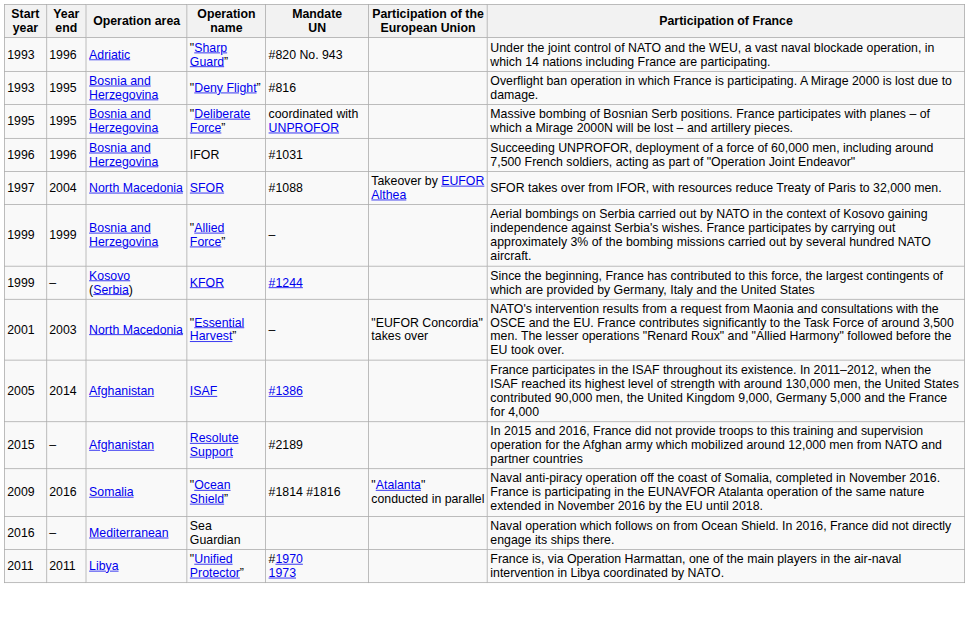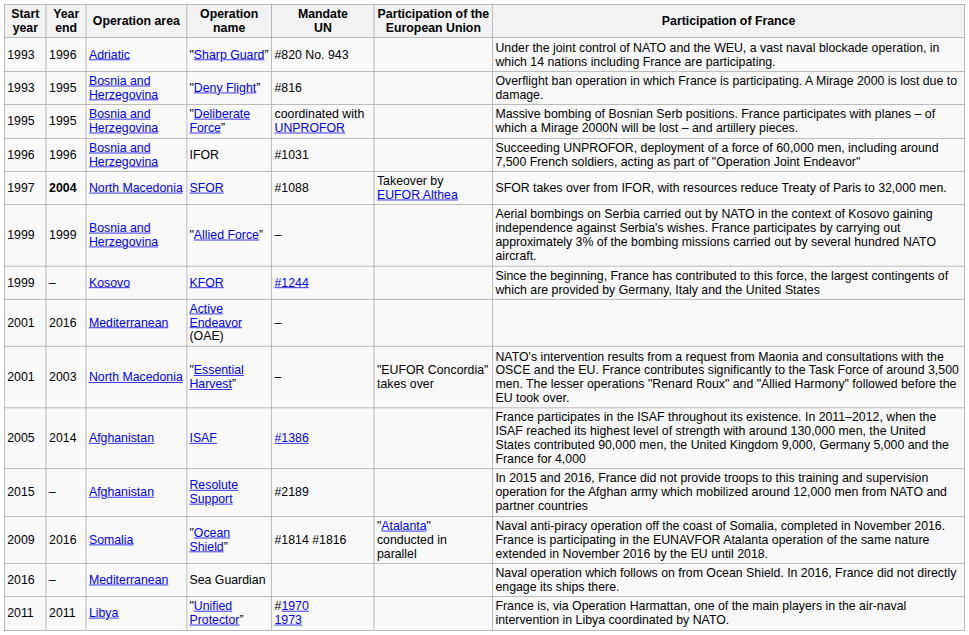(63, 188) normal -> (63, 188) bold
(111, 282) Kosovo (Serbia) -> (109, 282) Kosovo
+ row: (216, 323)
